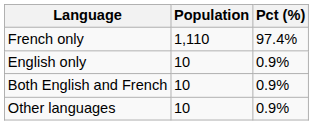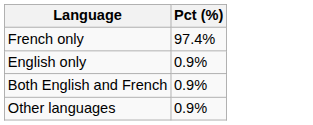- column: (212, 16)
